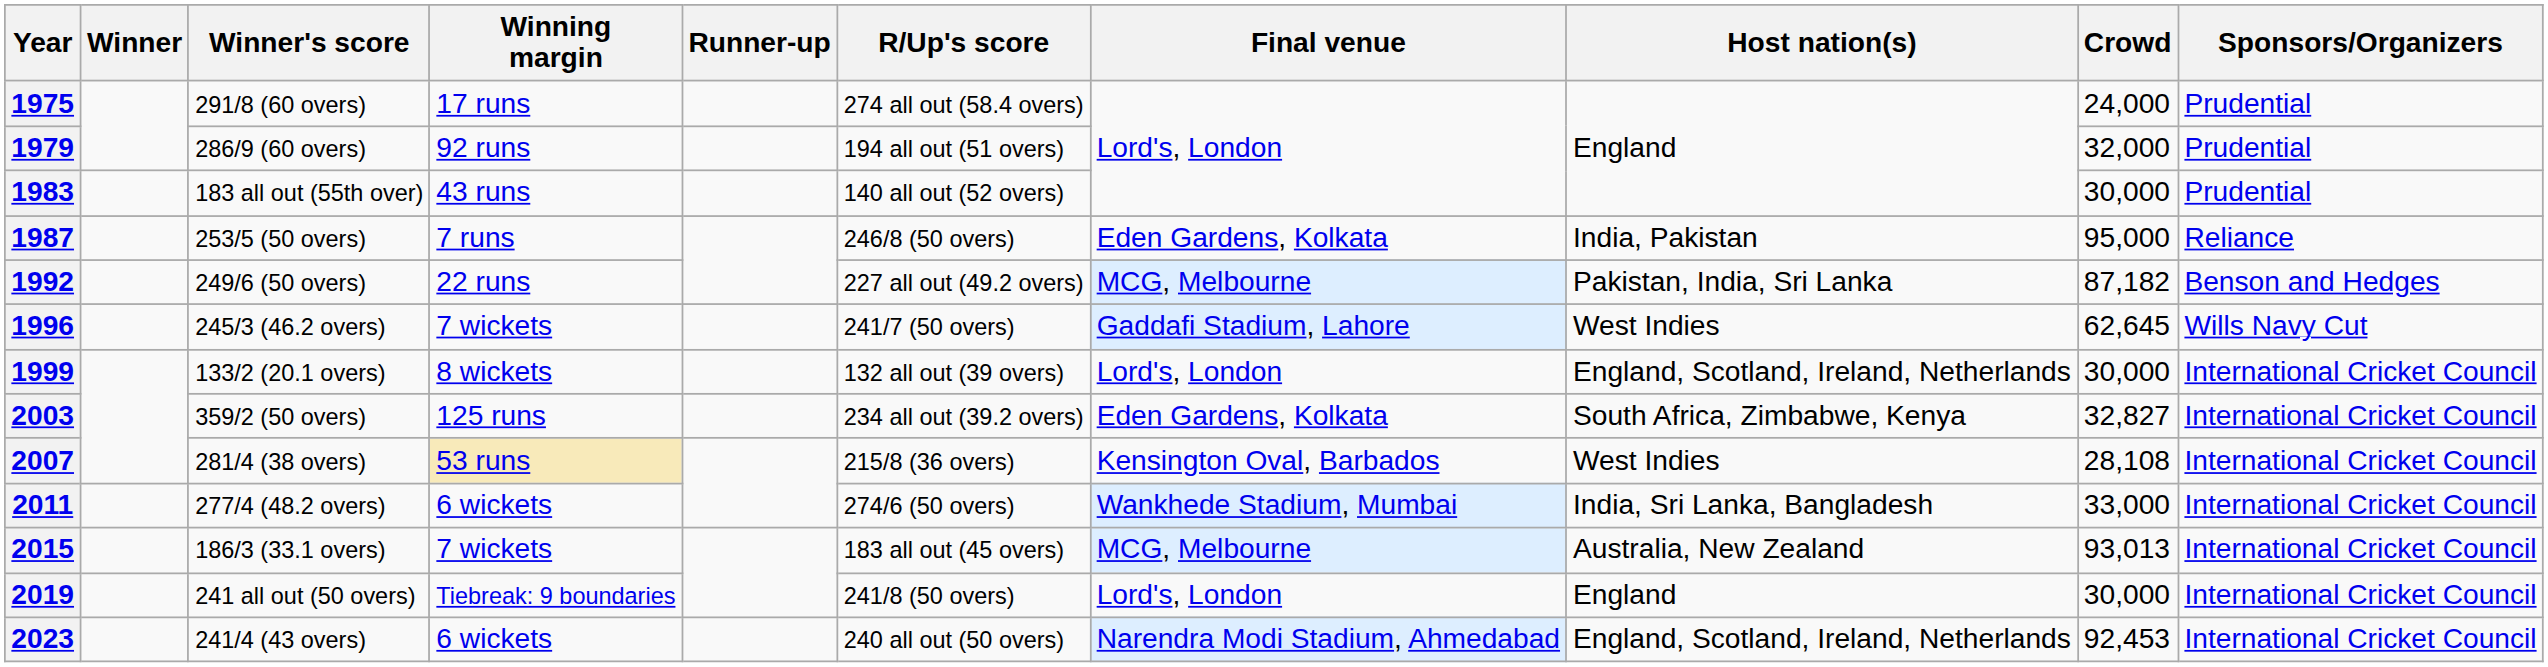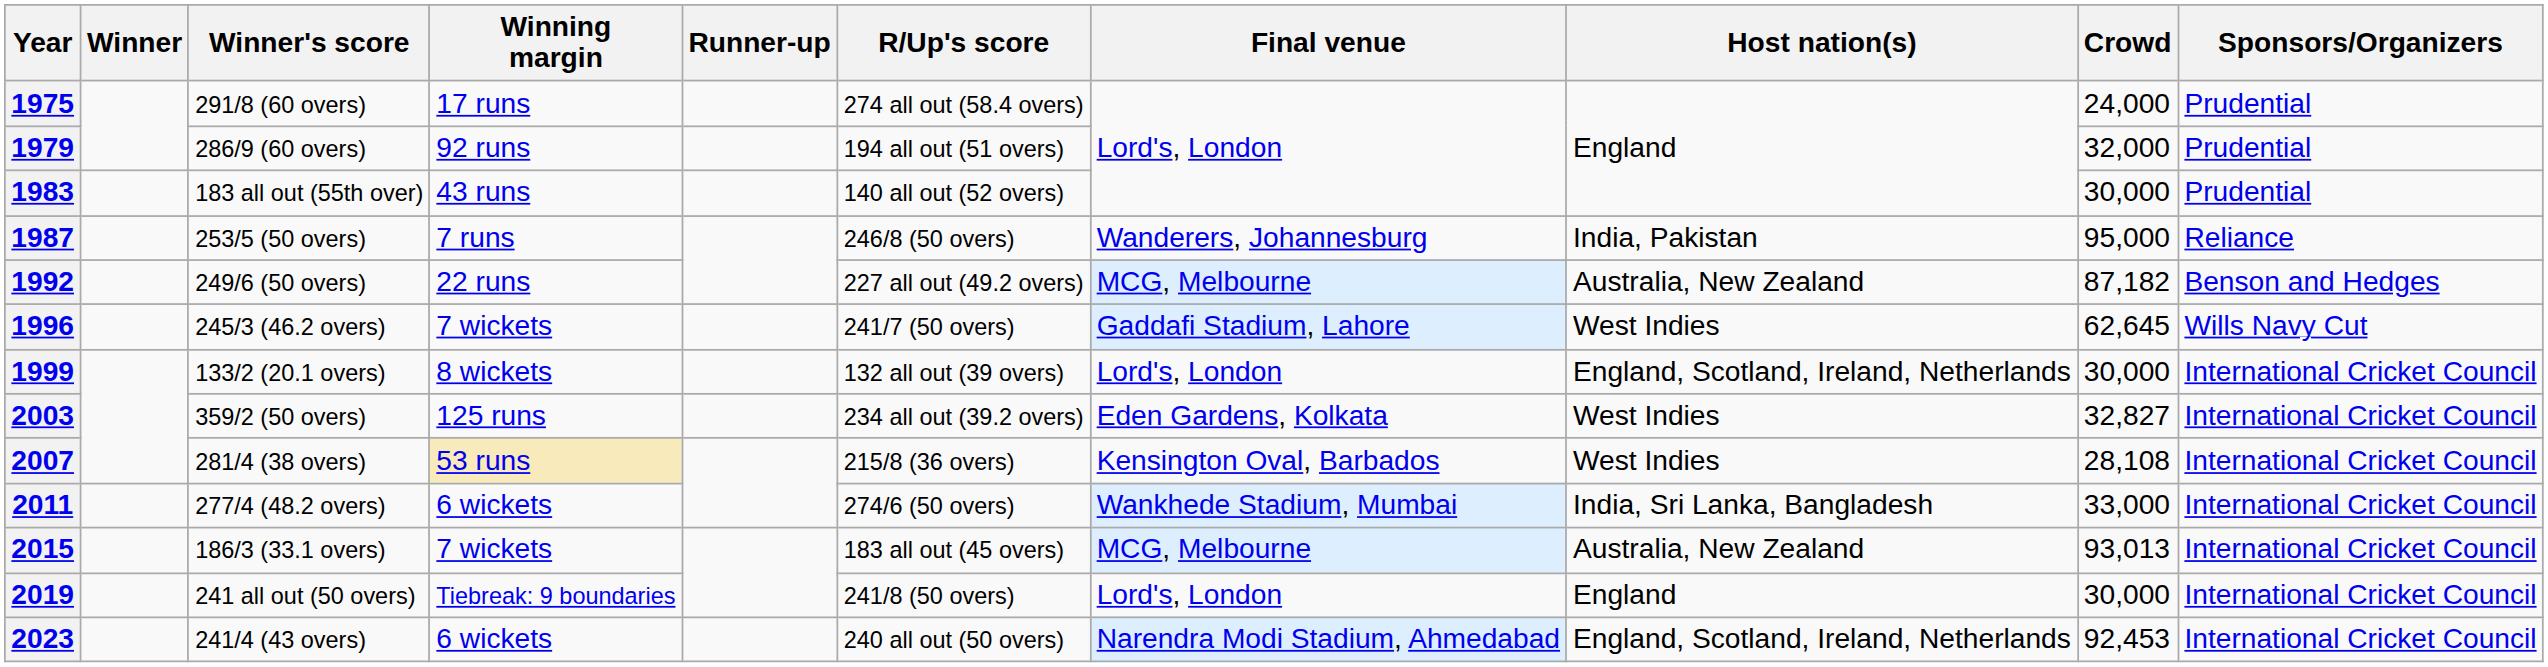(1242, 237) Eden Gardens, Kolkata -> (1262, 237) Wanderers, Johannesburg
(1733, 281) Pakistan, India, Sri Lanka -> (1719, 281) Australia, New Zealand
(1769, 415) South Africa, Zimbabwe, Kenya -> (1646, 415) West Indies
